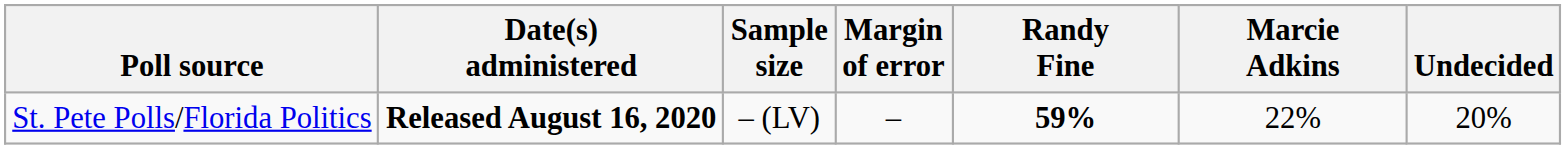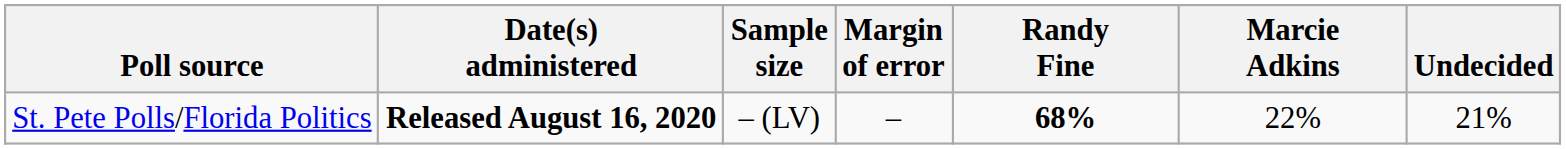(1066, 116) 59% -> (1066, 116) 68%
(1484, 116) 20% -> (1484, 116) 21%
